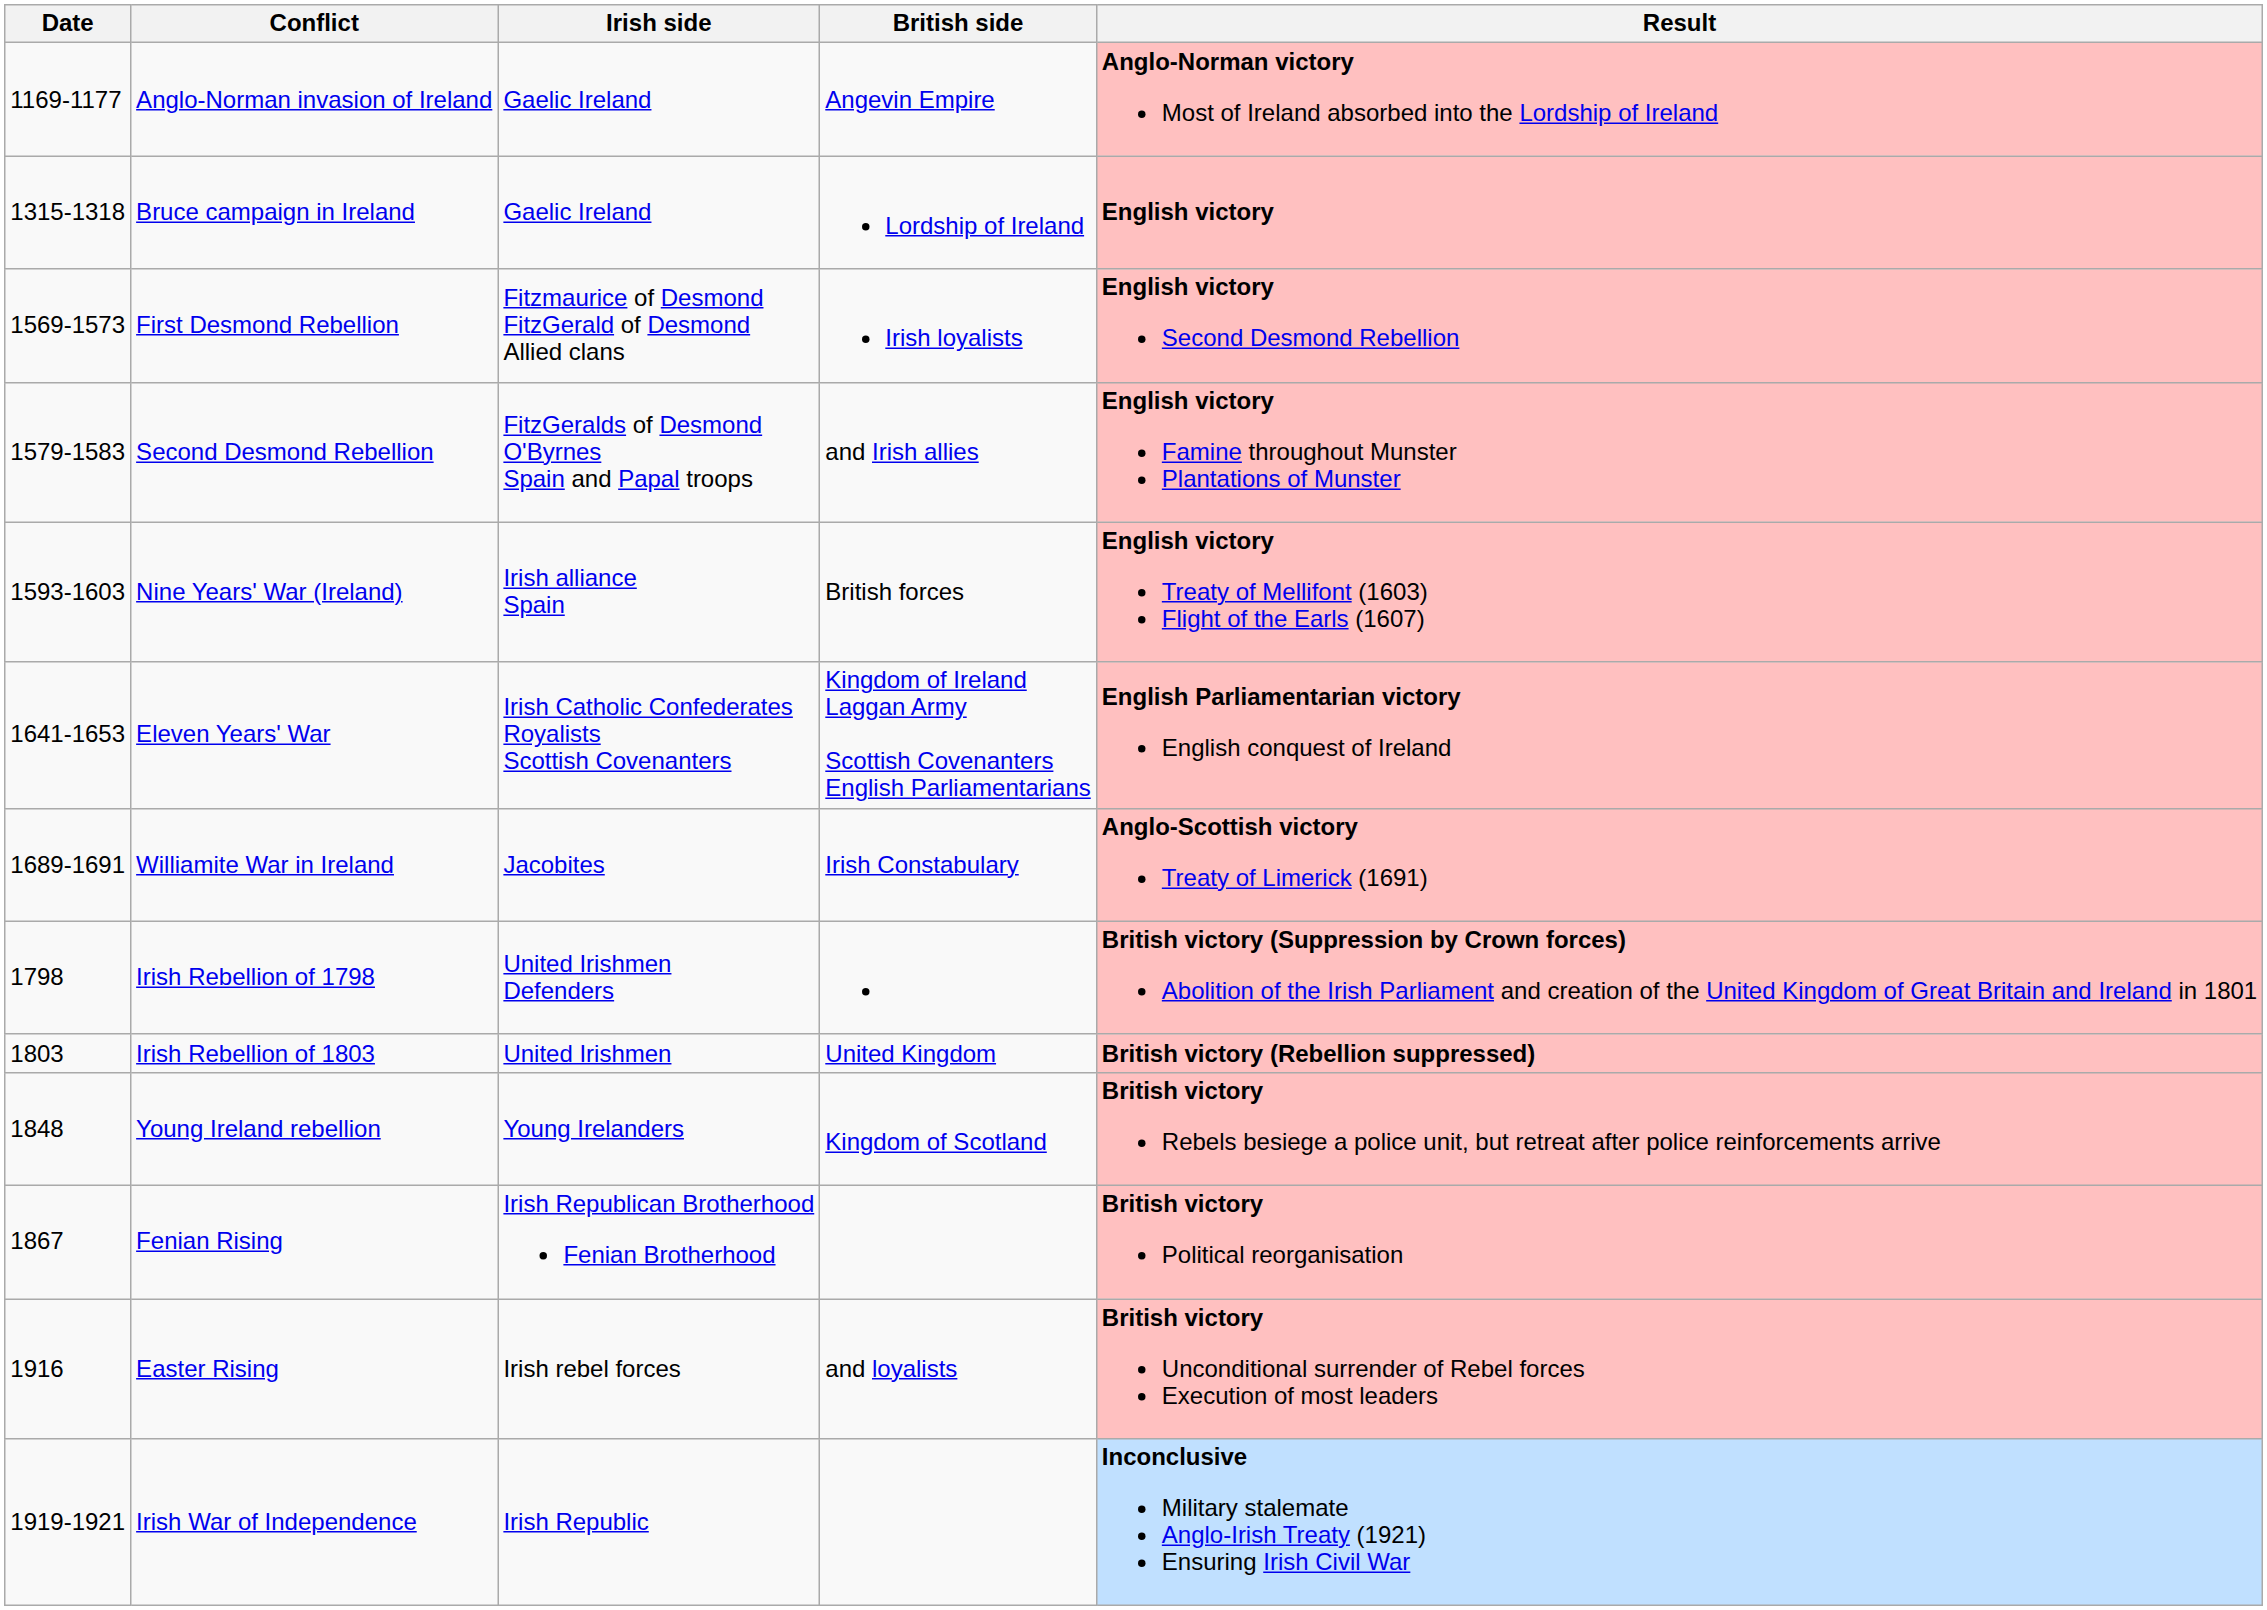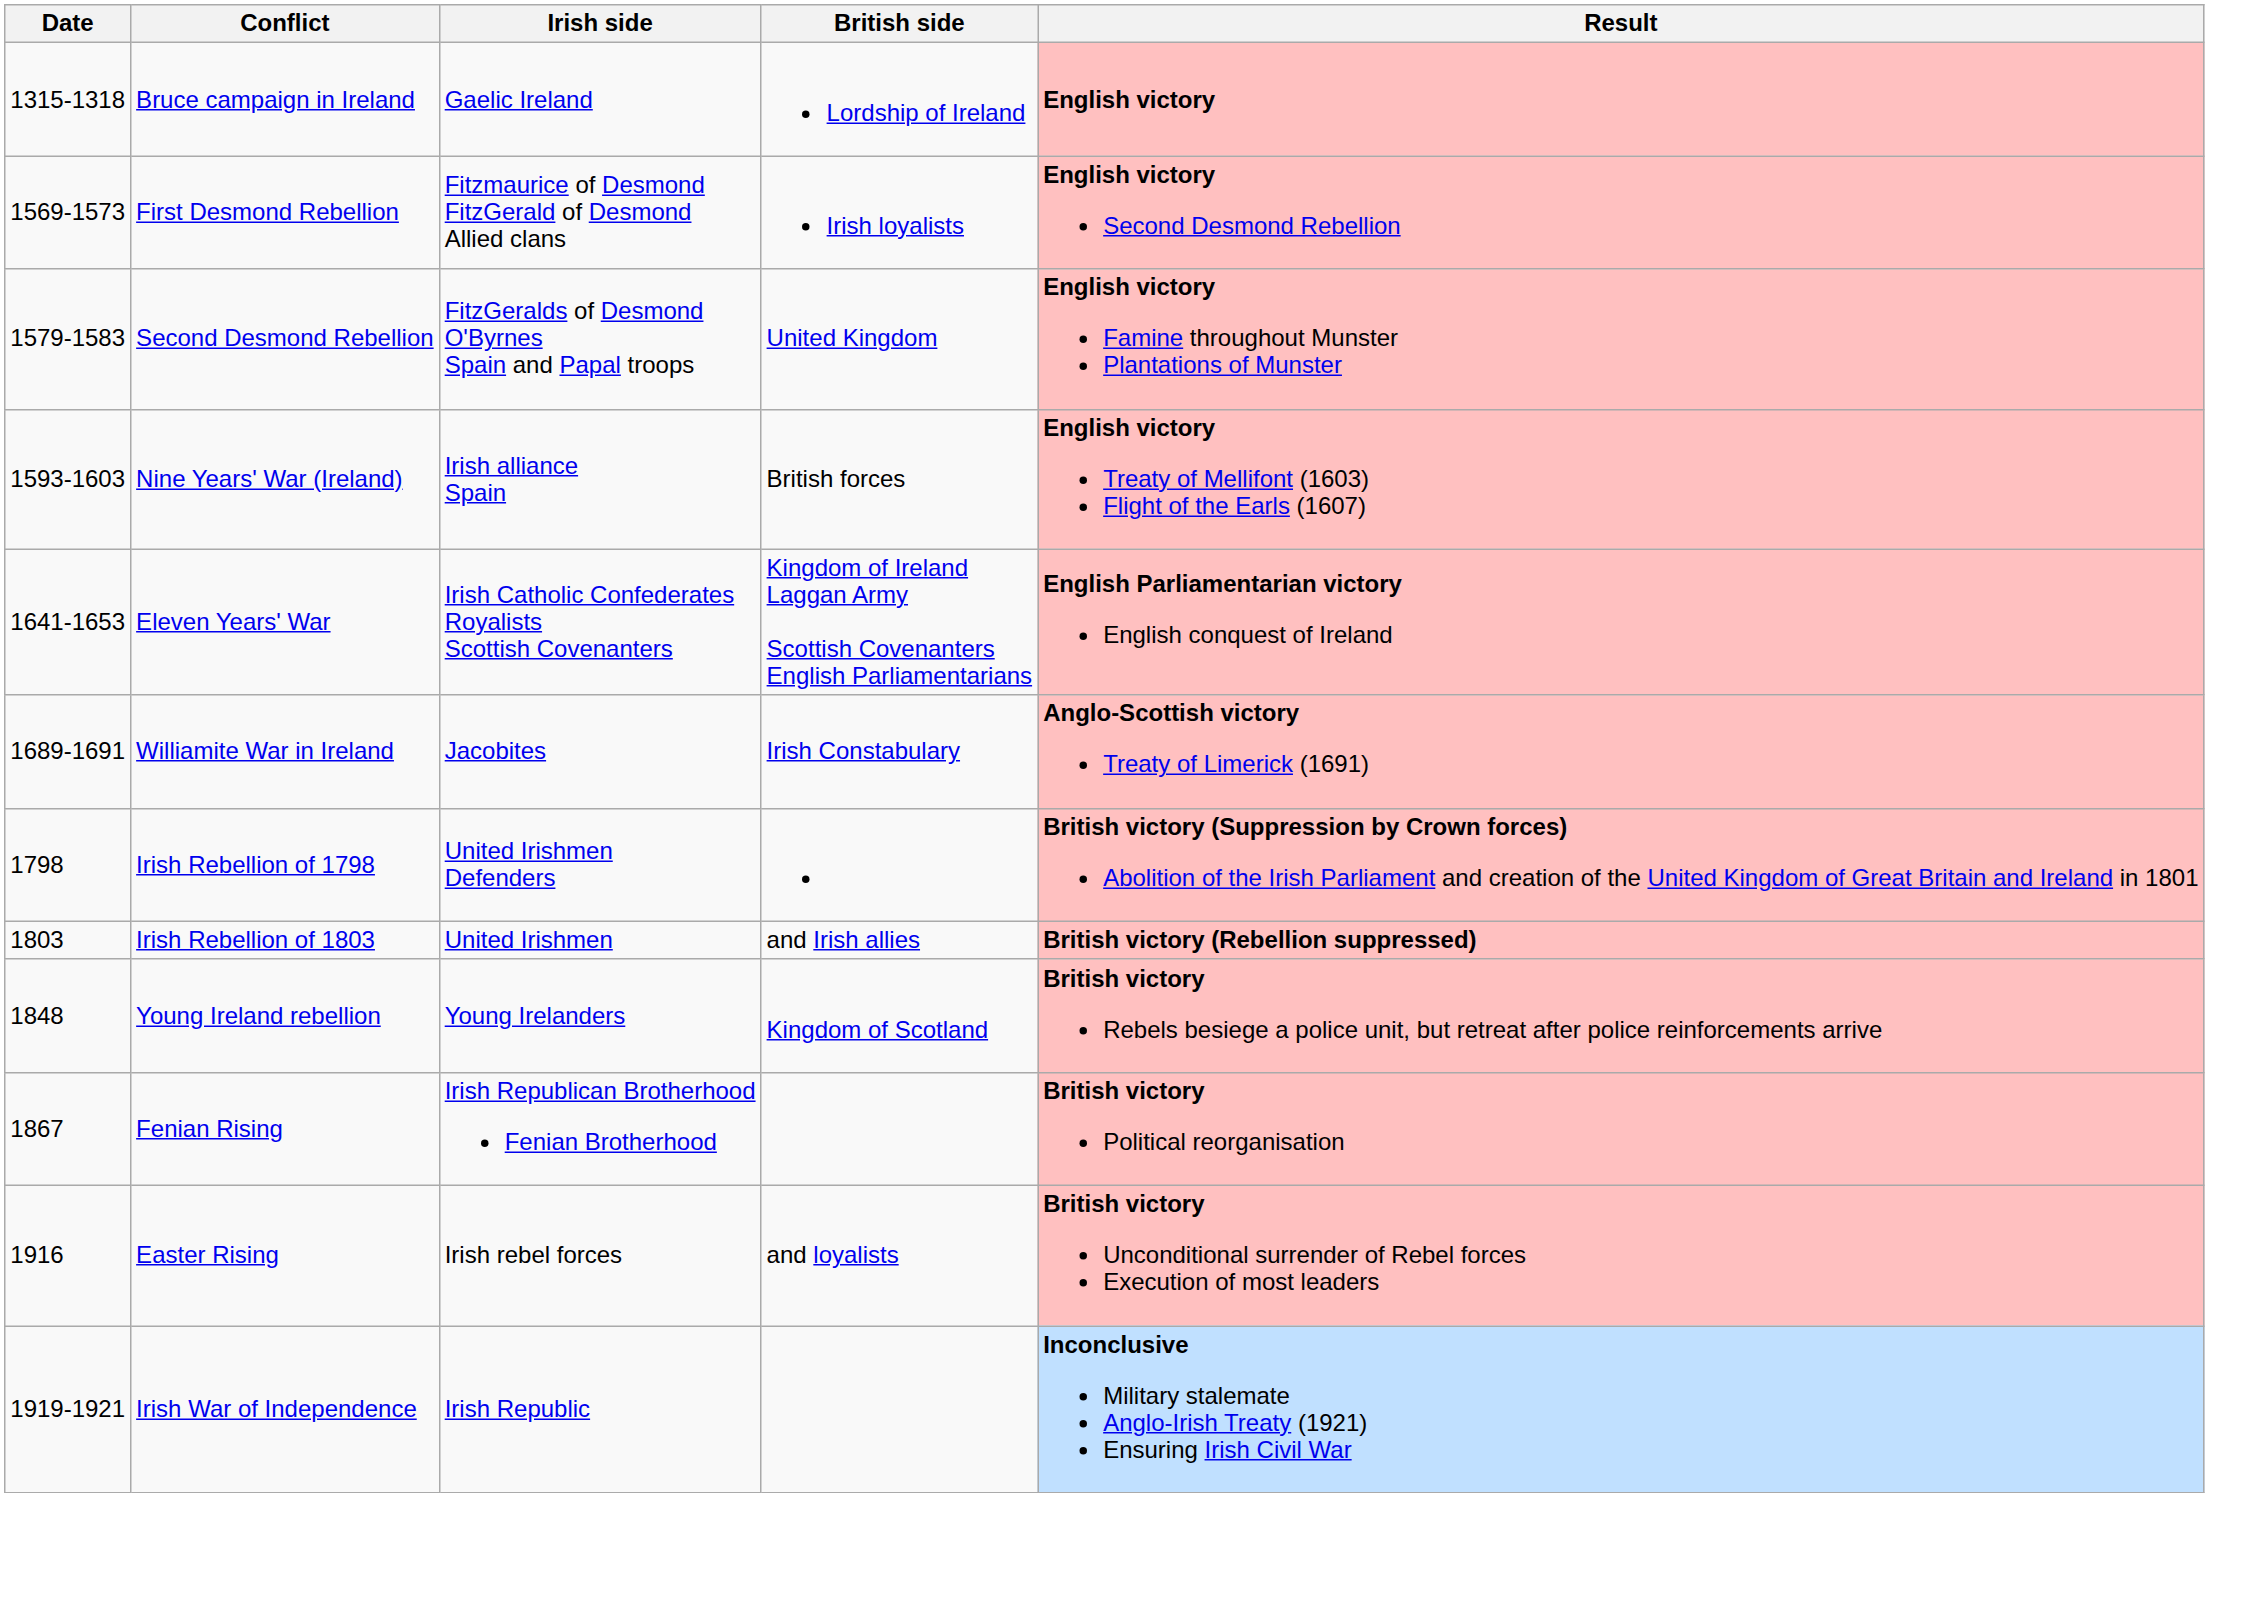- row: (314, 99)
(902, 451) and Irish allies -> (852, 338) United Kingdom
(911, 1053) United Kingdom -> (843, 940) and Irish allies
